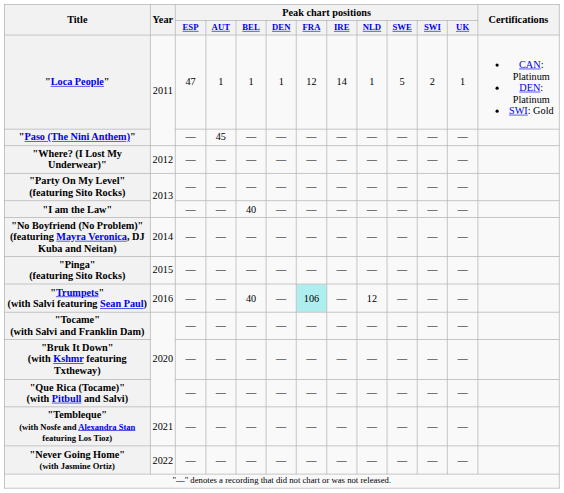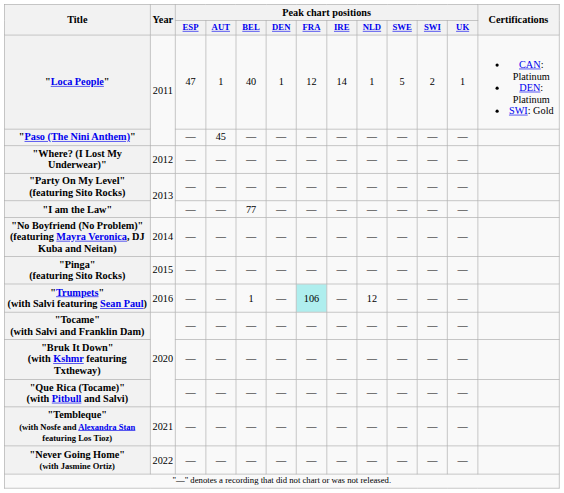(251, 82) 1 -> (251, 82) 40
(251, 209) 40 -> (251, 209) 77
(251, 298) 40 -> (251, 298) 1
